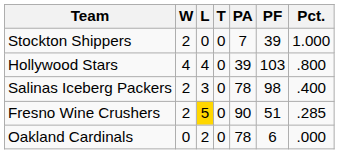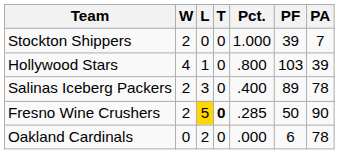columns swapped: (311, 16) <-> (243, 16)
(205, 64) 4 -> (205, 64) 1
(273, 88) 98 -> (291, 88) 89
(221, 112) normal -> (221, 112) bold
(273, 112) 51 -> (291, 112) 50
